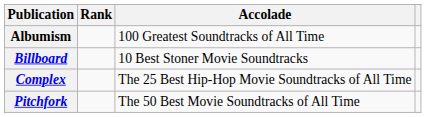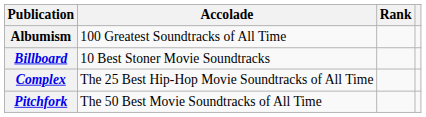columns swapped: (265, 15) <-> (96, 15)
